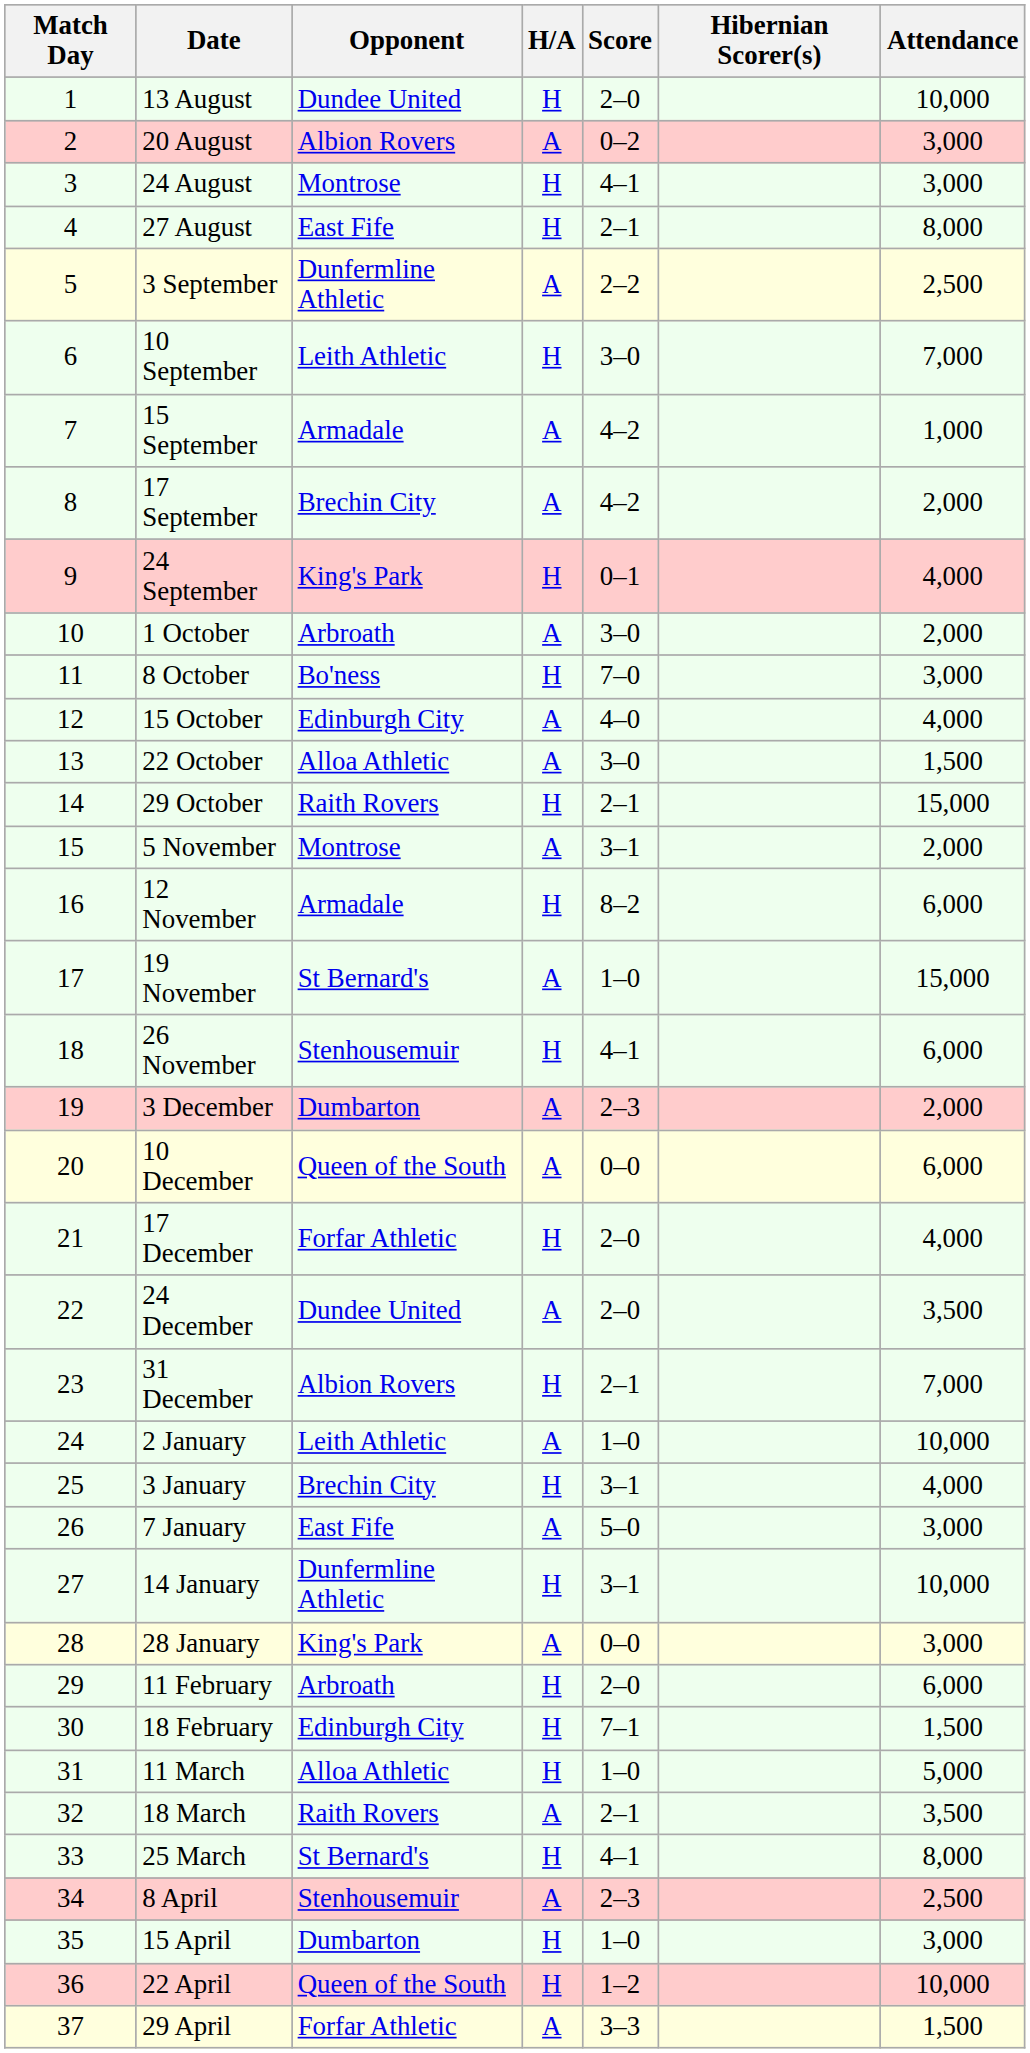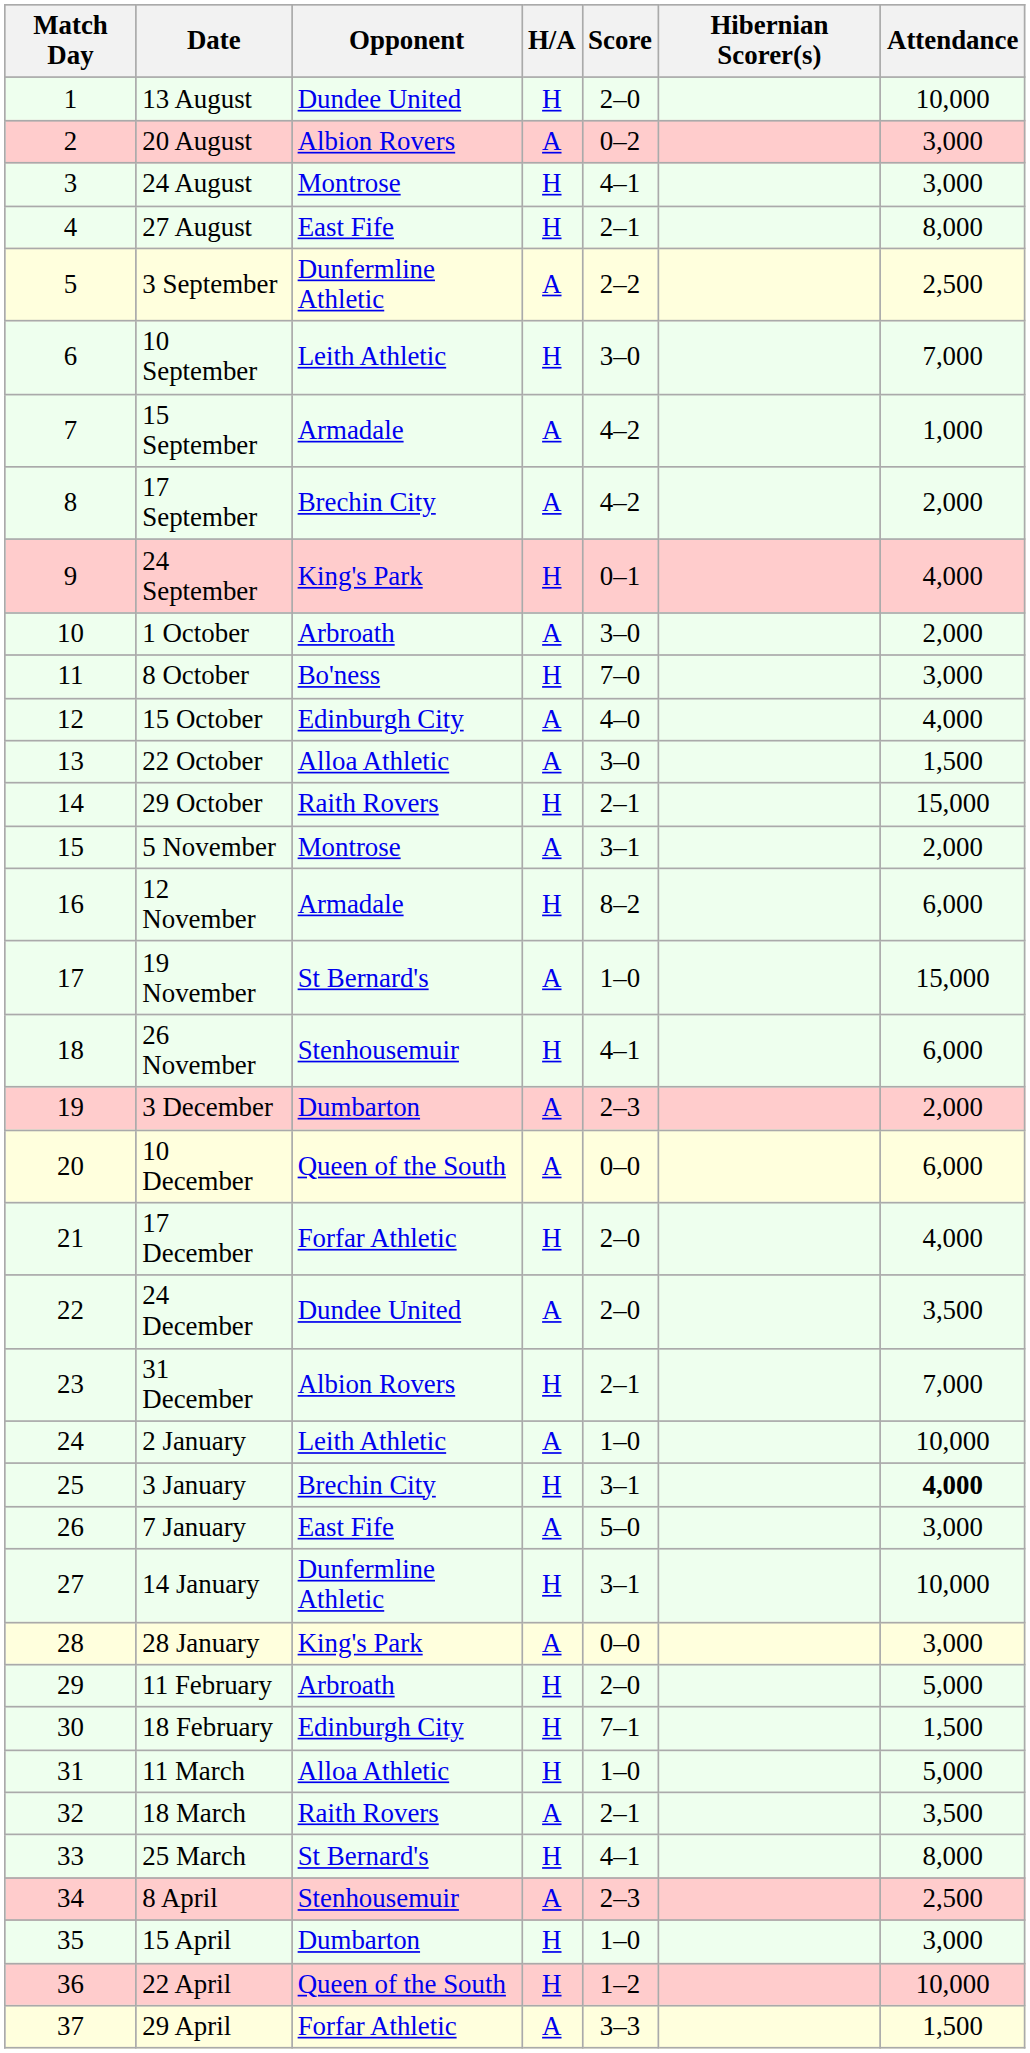(953, 1484) normal -> (953, 1484) bold
(953, 1685) 6,000 -> (953, 1685) 5,000
